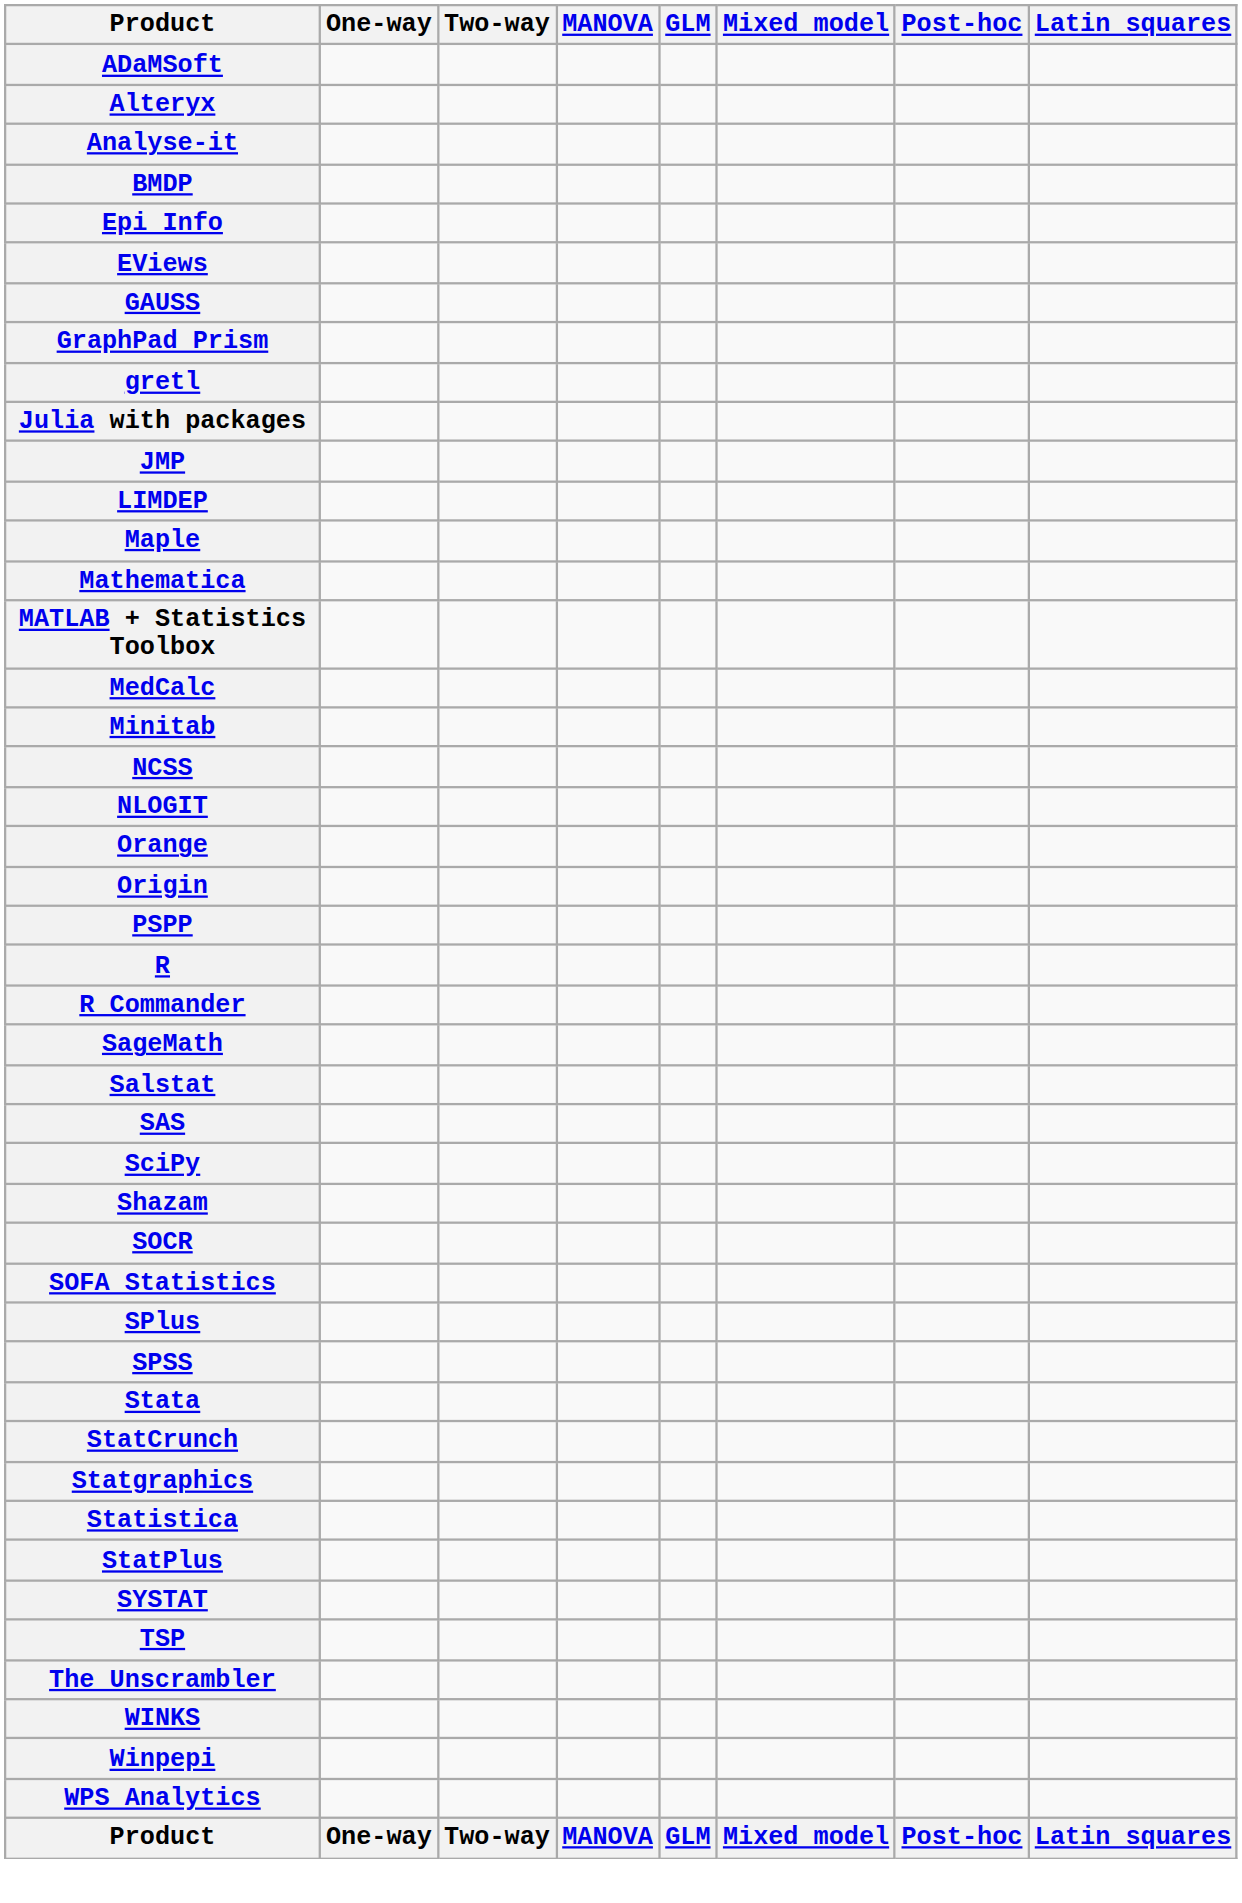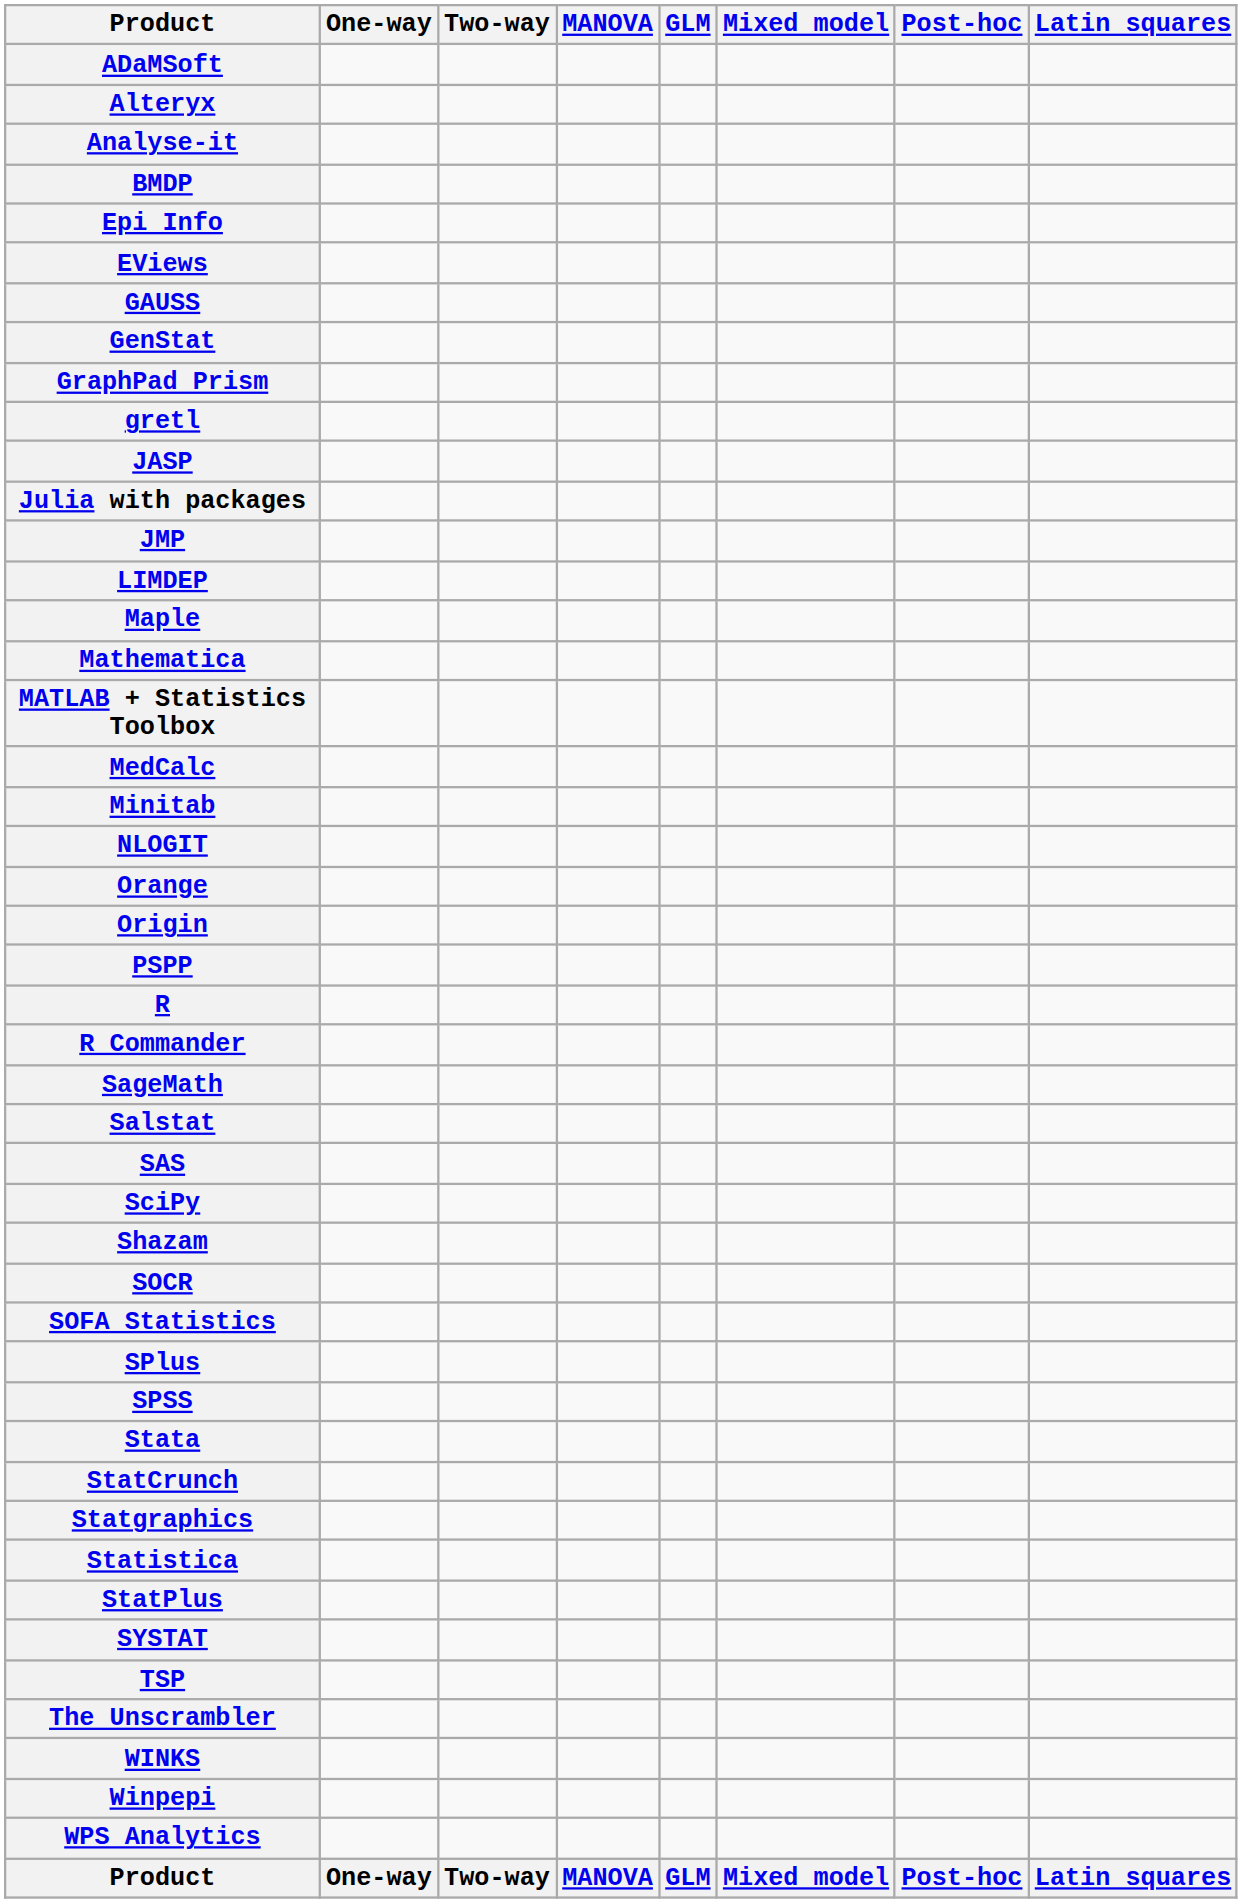+ row: (162, 343)
+ row: (162, 462)
- row: (162, 767)
